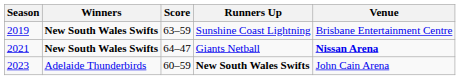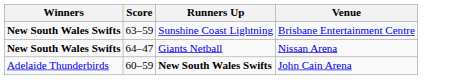- column: (23, 13)
(347, 48) bold -> (308, 48) normal
